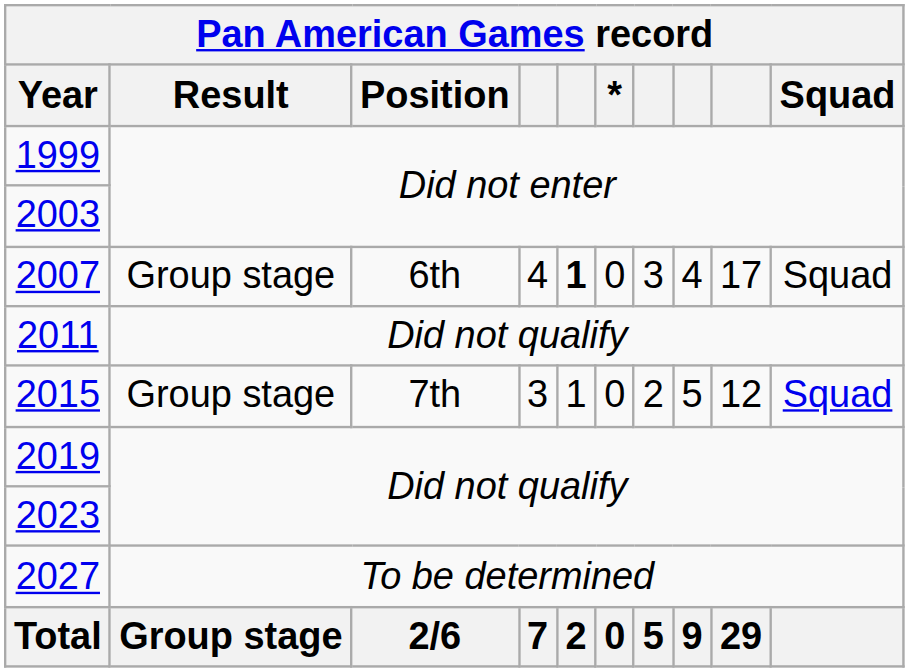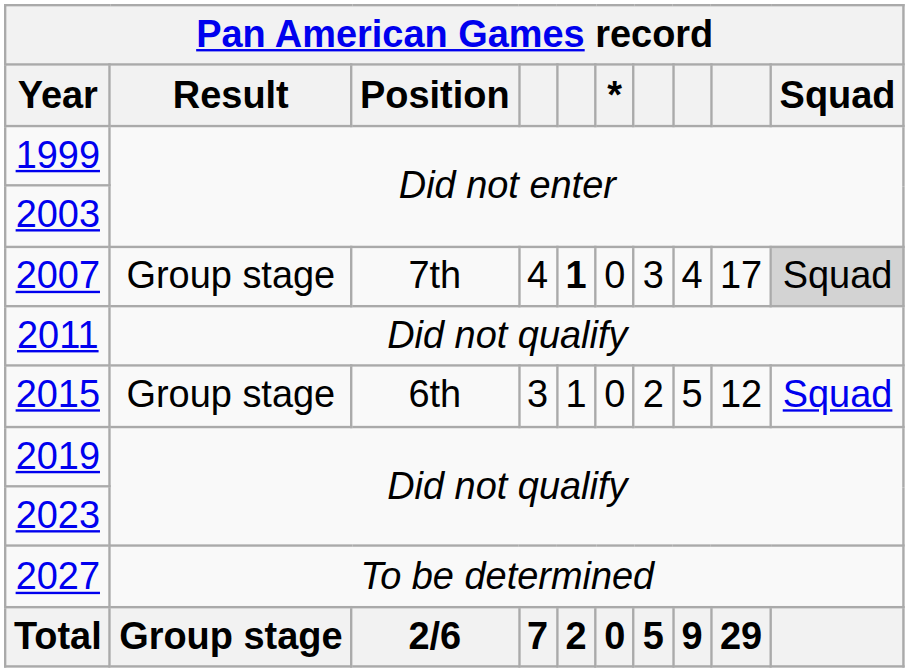(435, 275) 6th -> (435, 275) 7th
(838, 275) no background -> (838, 275) lightgrey background
(435, 395) 7th -> (435, 395) 6th
